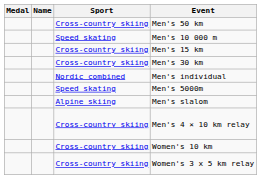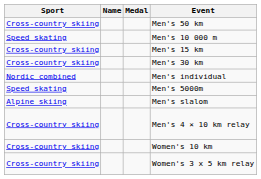columns swapped: (18, 11) <-> (102, 11)
